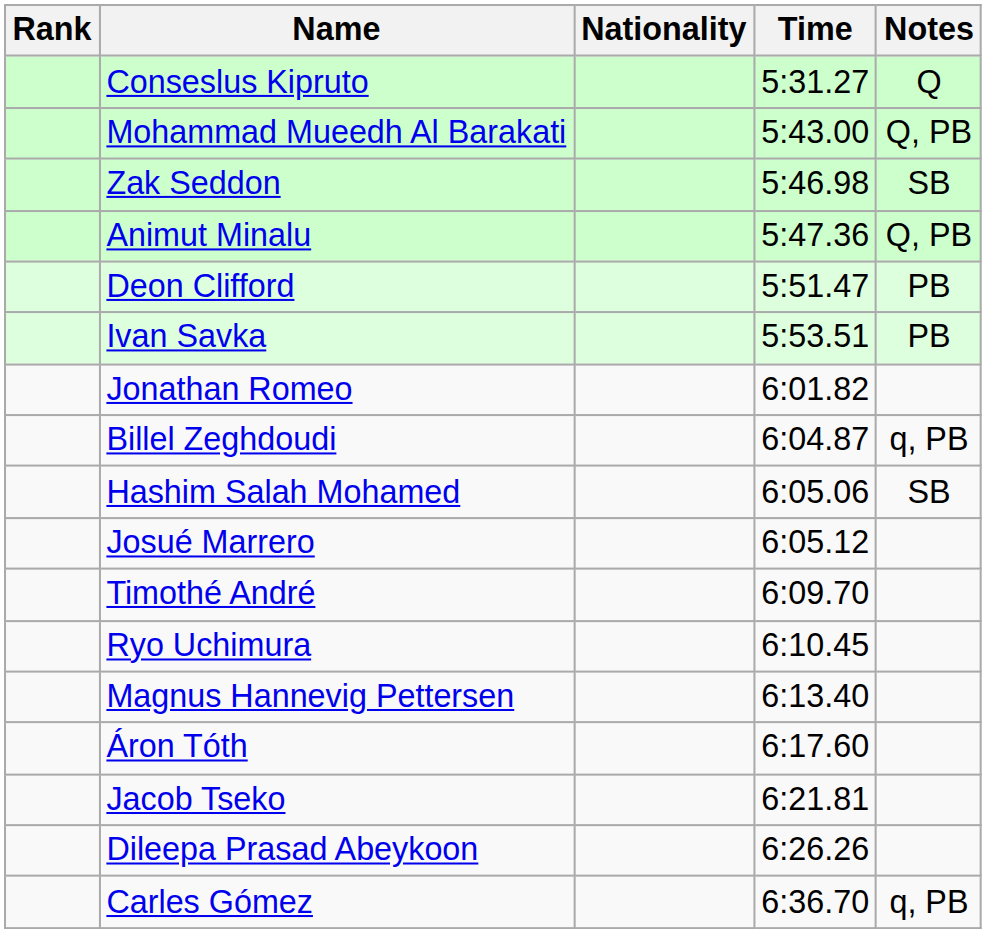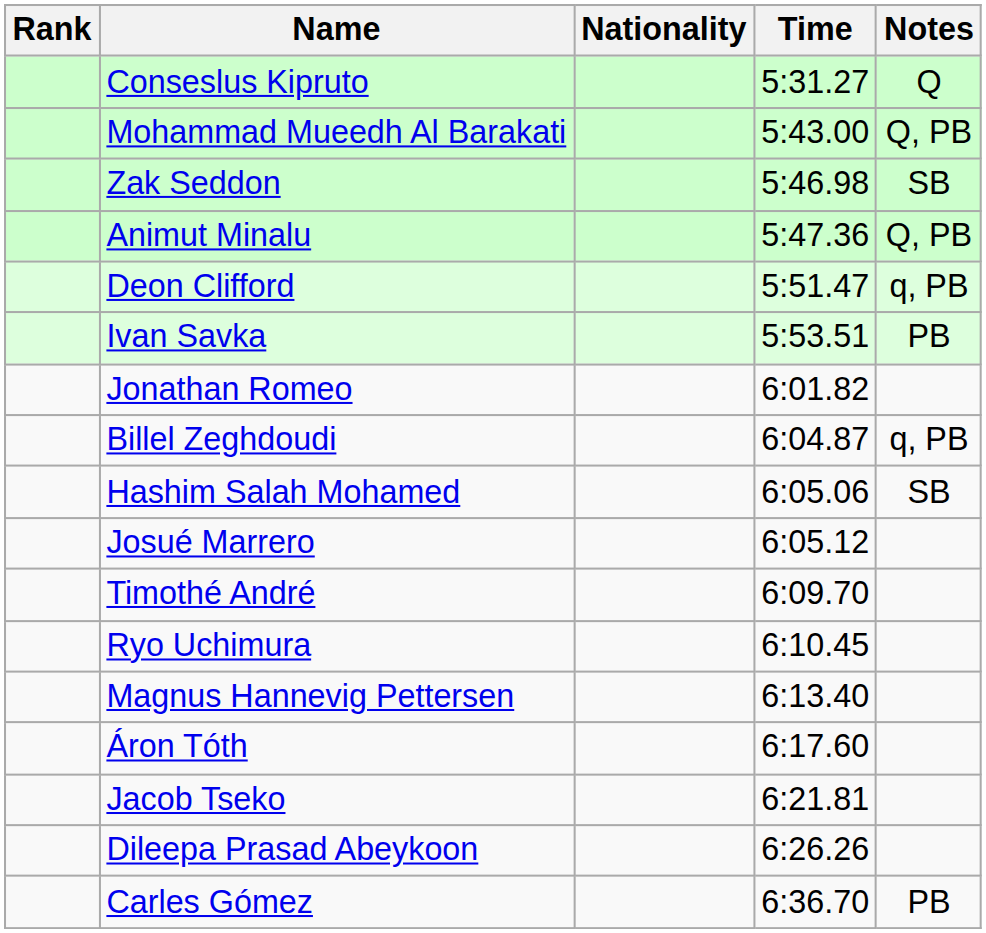(929, 286) PB -> (929, 286) q, PB
(929, 901) q, PB -> (929, 901) PB
